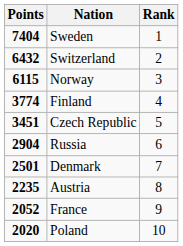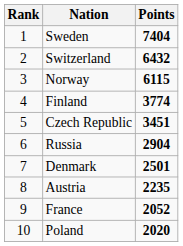columns swapped: (159, 15) <-> (26, 15)
